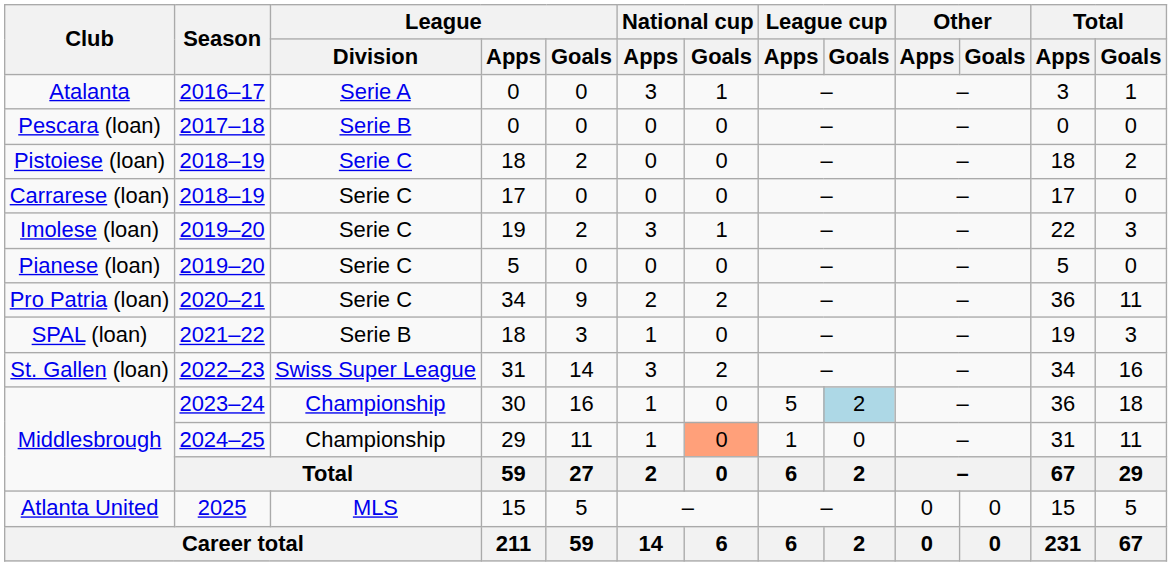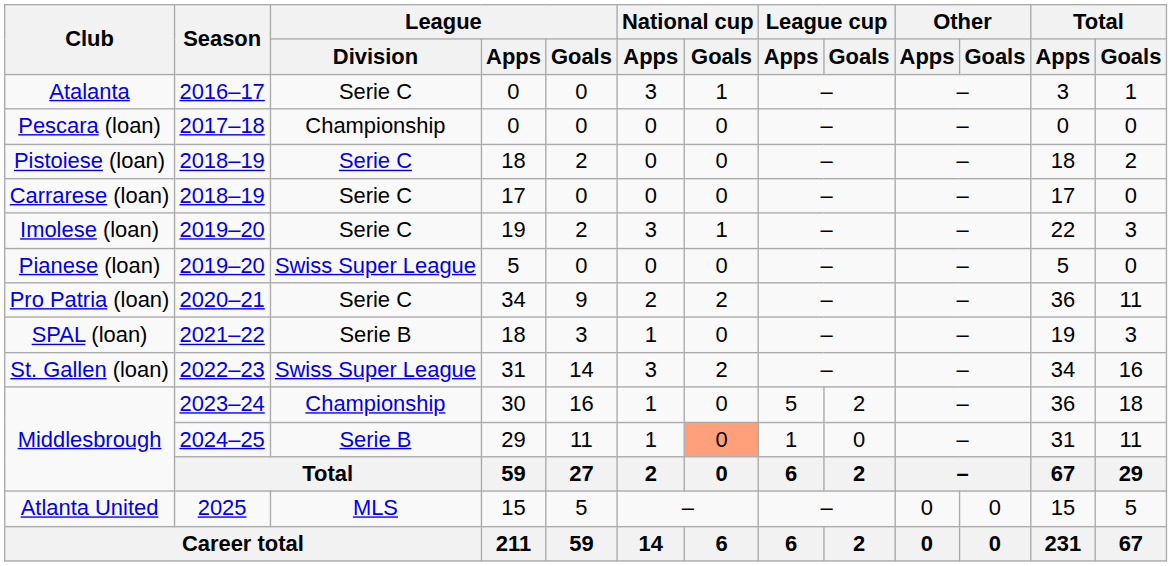(375, 91) Serie A -> (375, 91) Serie C
(375, 126) Serie B -> (375, 126) Championship
(375, 265) Serie C -> (375, 265) Swiss Super League
(859, 404) lightblue background -> (859, 404) no background
(375, 439) Championship -> (375, 439) Serie B
